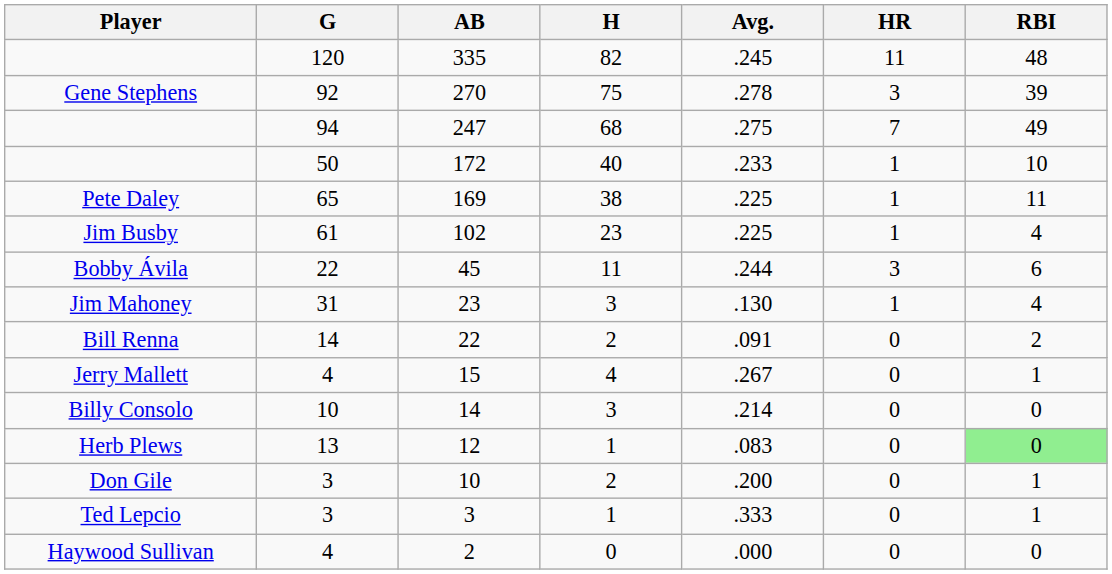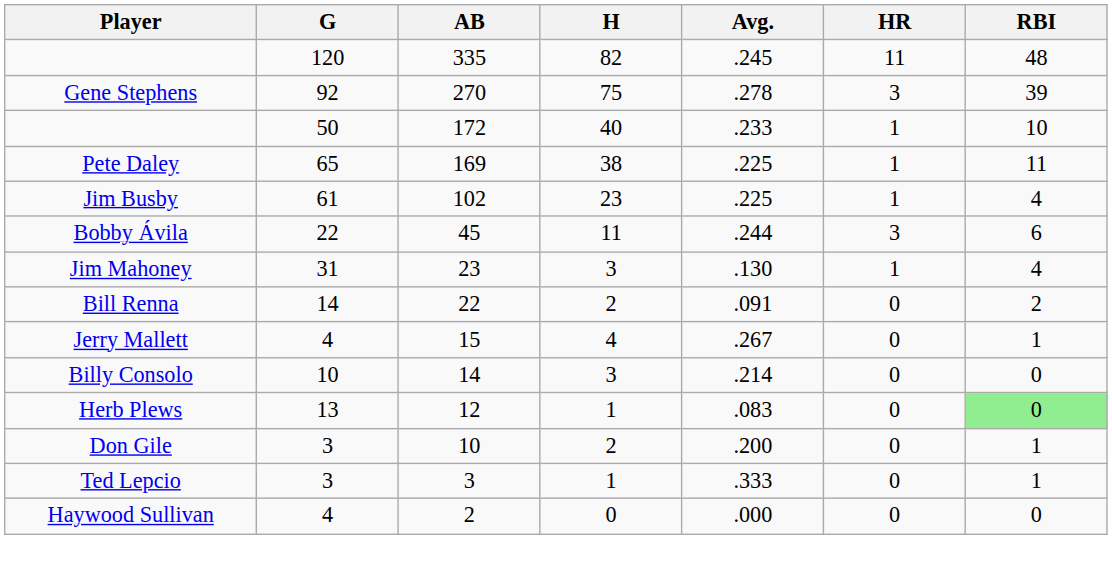- row: (469, 127)
